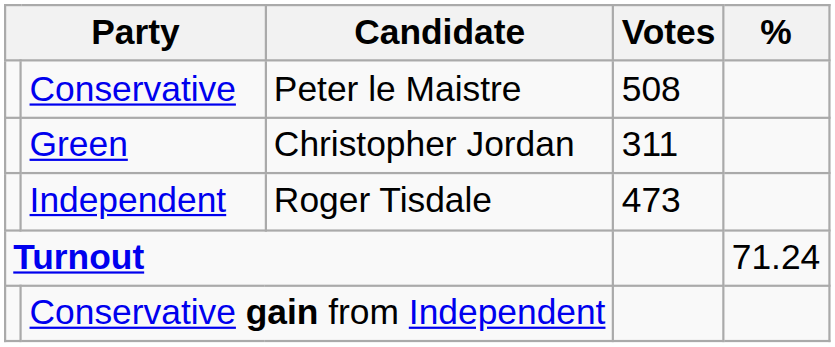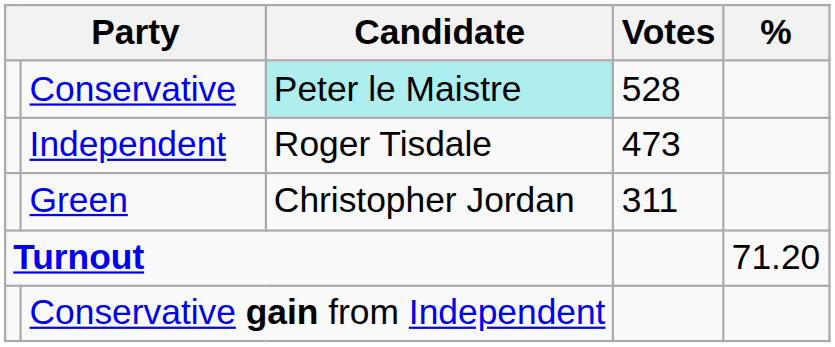(398, 88) no background -> (398, 88) paleturquoise background
(651, 88) 508 -> (651, 88) 528
rows swapped: (128, 200) <-> (79, 144)
(776, 256) 71.24 -> (776, 256) 71.20
